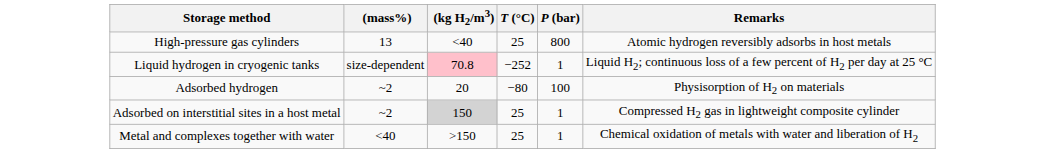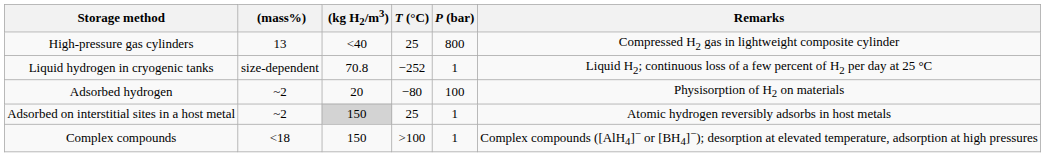(759, 42) Atomic hydrogen reversibly adsorbs in host metals -> (759, 43) Compressed H2 gas in lightweight composite cylinder
(462, 64) pink background -> (357, 67) no background
(759, 112) Compressed H2 gas in lightweight composite cylinder -> (759, 114) Atomic hydrogen reversibly adsorbs in host metals
+ row: (121, 138)
- row: (227, 136)
